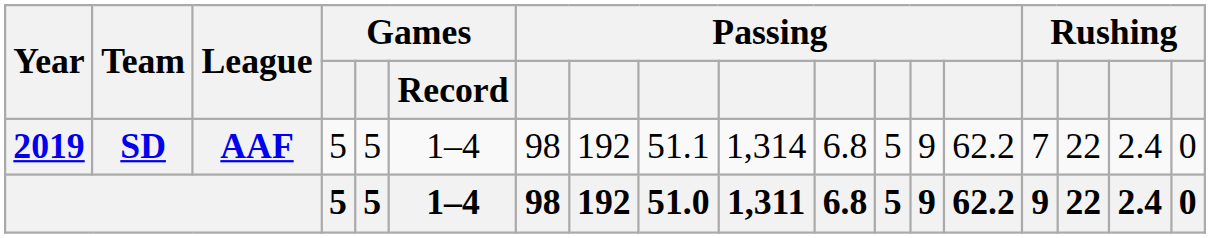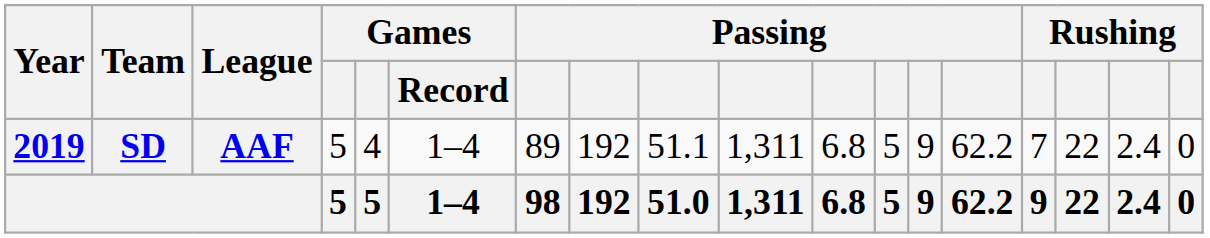(372, 145) 5 -> (372, 145) 4
(543, 145) 98 -> (543, 145) 89
(766, 145) 1,314 -> (765, 145) 1,311
